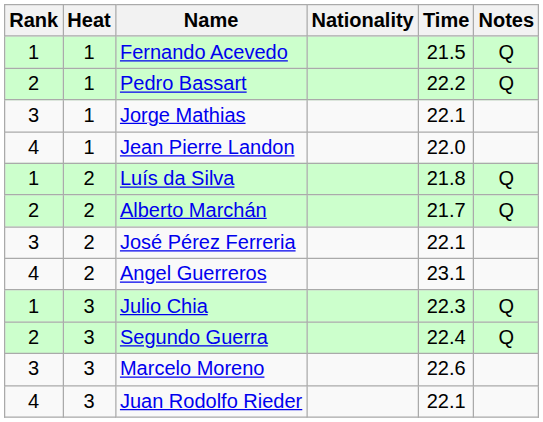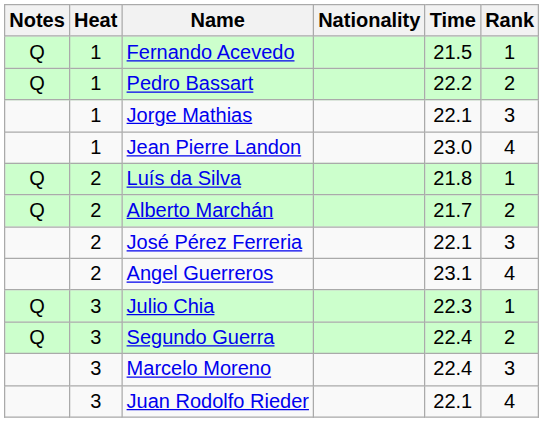columns swapped: (34, 20) <-> (506, 20)
(446, 147) 22.0 -> (453, 147) 23.0
(446, 369) 22.6 -> (453, 369) 22.4
